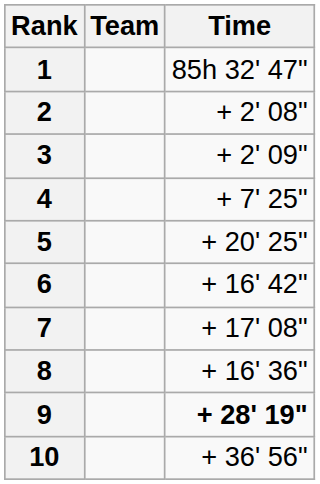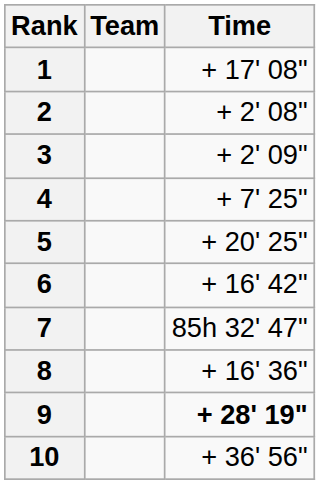(240, 69) 85h 32' 47" -> (254, 69) + 17' 08"
(254, 328) + 17' 08" -> (240, 328) 85h 32' 47"
